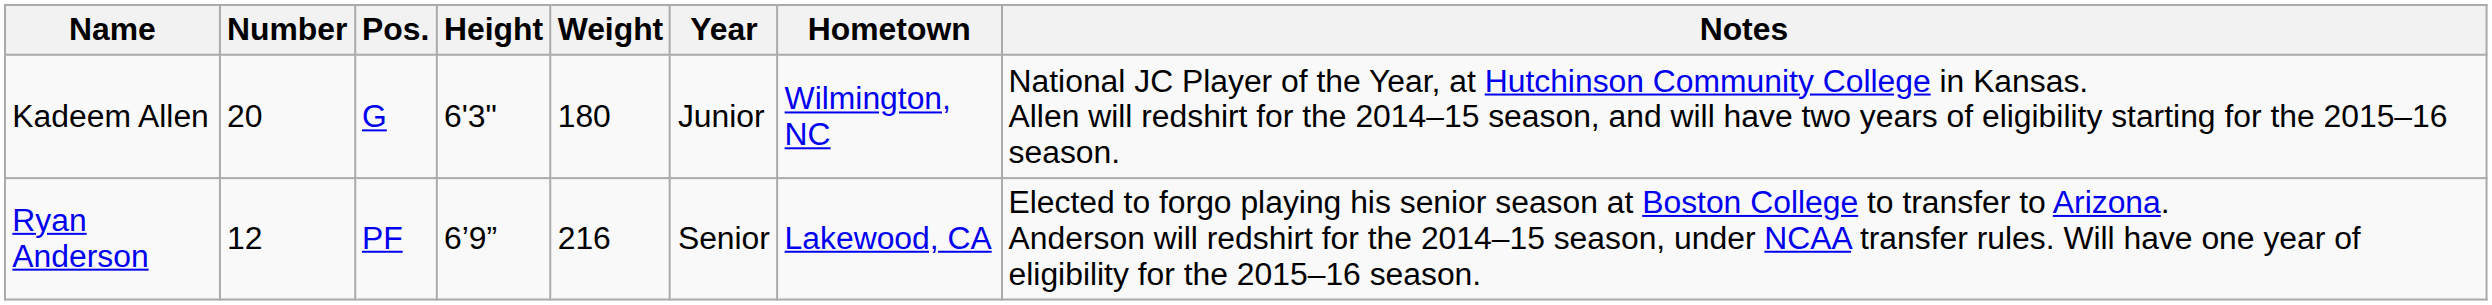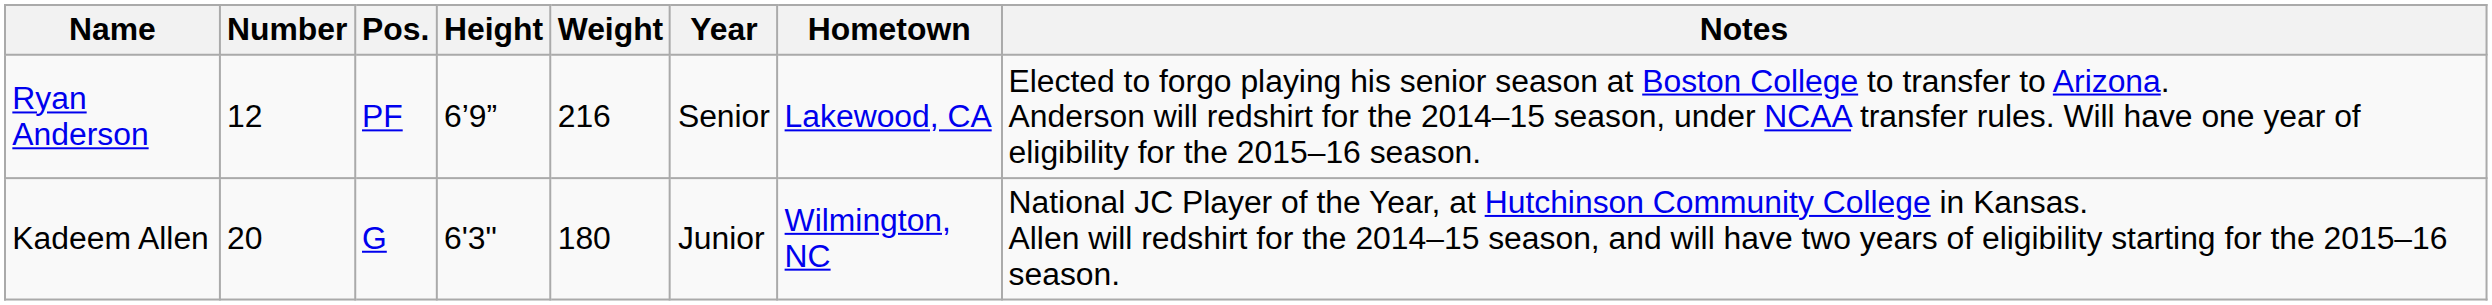rows swapped: (80, 238) <-> (111, 116)
